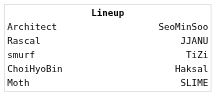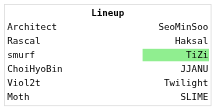(194, 41) JJANU -> (192, 41) Haksal
(197, 55) no background -> (197, 55) lightgreen background
(192, 69) Haksal -> (194, 69) JJANU
+ row: (24, 83)
